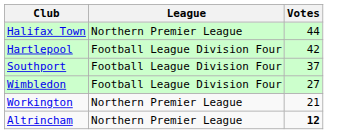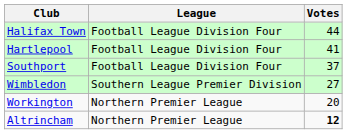(167, 31) Northern Premier League -> (186, 31) Football League Division Four
(313, 49) 42 -> (333, 49) 41
(186, 85) Football League Division Four -> (196, 85) Southern League Premier Division
(313, 102) 21 -> (333, 102) 20
